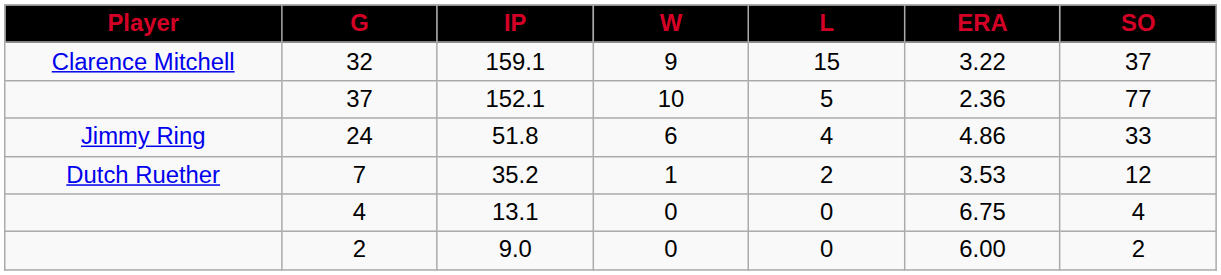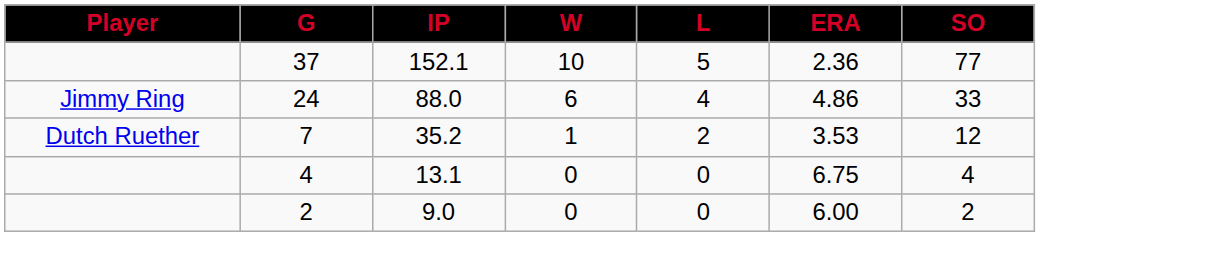- row: (359, 61)
(515, 136) 51.8 -> (439, 99) 88.0
